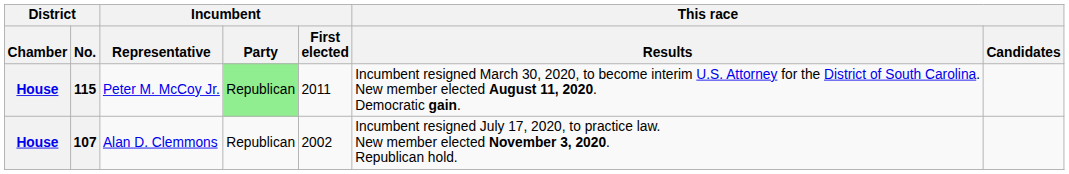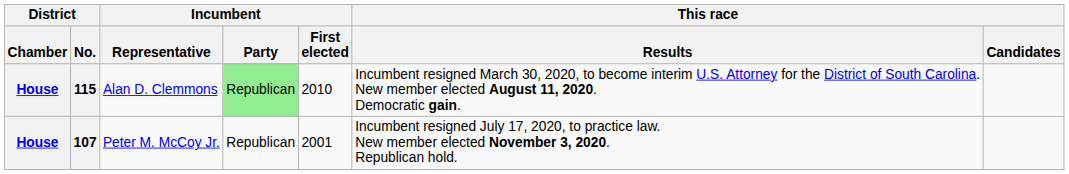(161, 90) Peter M. McCoy Jr. -> (160, 90) Alan D. Clemmons
(316, 90) 2011 -> (317, 90) 2010
(160, 142) Alan D. Clemmons -> (161, 142) Peter M. McCoy Jr.
(317, 142) 2002 -> (317, 142) 2001
